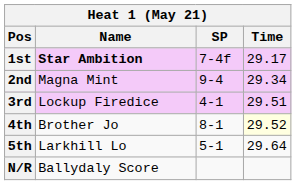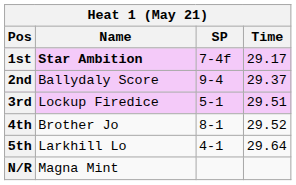(78, 81) Magna Mint -> (98, 81) Ballydaly Score
(267, 81) 29.34 -> (267, 81) 29.37
(211, 103) 4-1 -> (211, 103) 5-1
(267, 125) lightyellow background -> (267, 125) no background
(211, 146) 5-1 -> (211, 146) 4-1
(98, 168) Ballydaly Score -> (78, 168) Magna Mint
